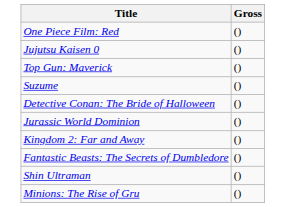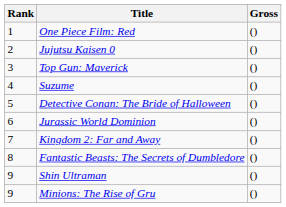+ column: (21, 13)
